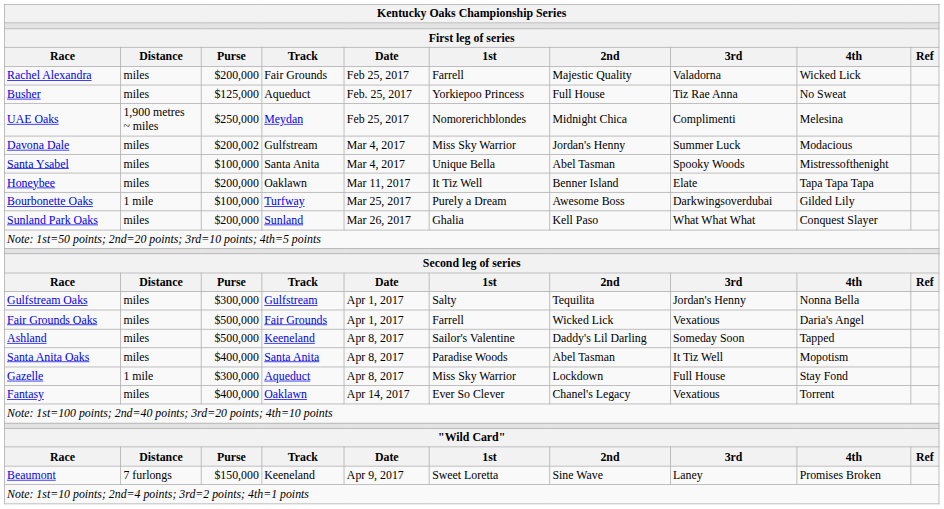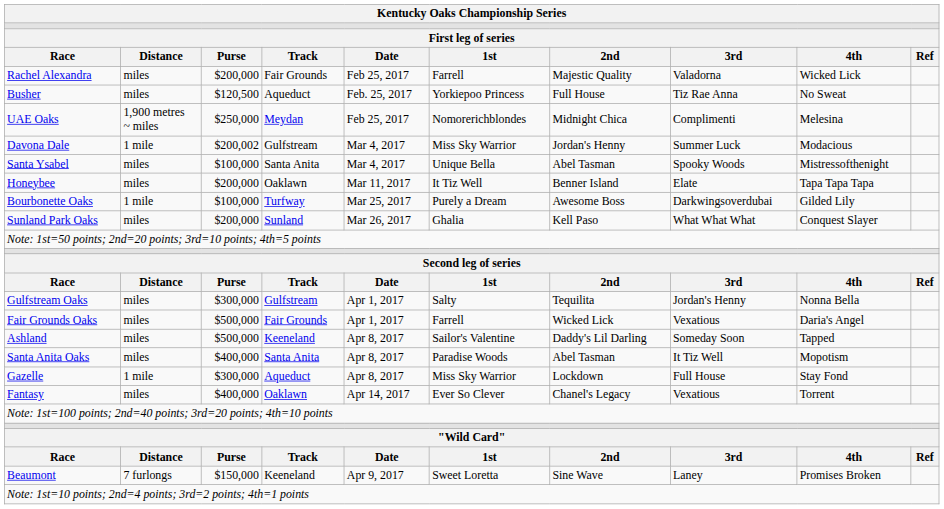(237, 94) $125,000 -> (237, 94) $120,500
(136, 145) miles -> (138, 145) 1 mile
